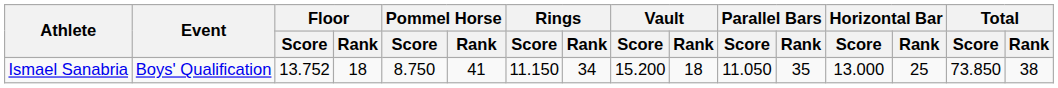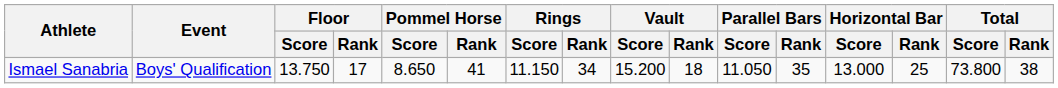(305, 70) 13.752 -> (305, 70) 13.750
(358, 70) 18 -> (358, 70) 17
(415, 70) 8.750 -> (415, 70) 8.650
(976, 70) 73.850 -> (976, 70) 73.800
